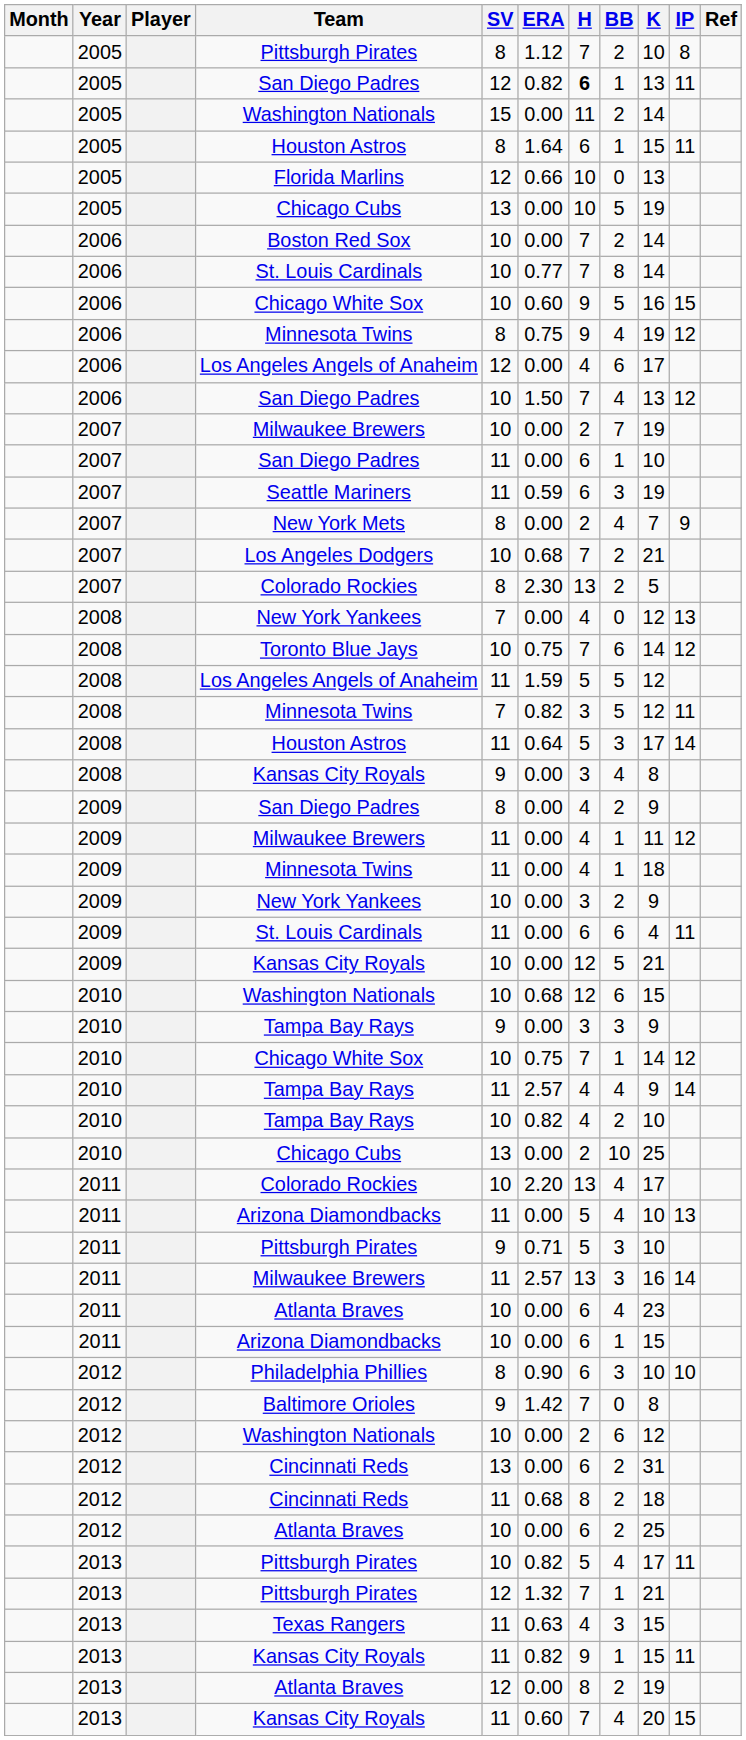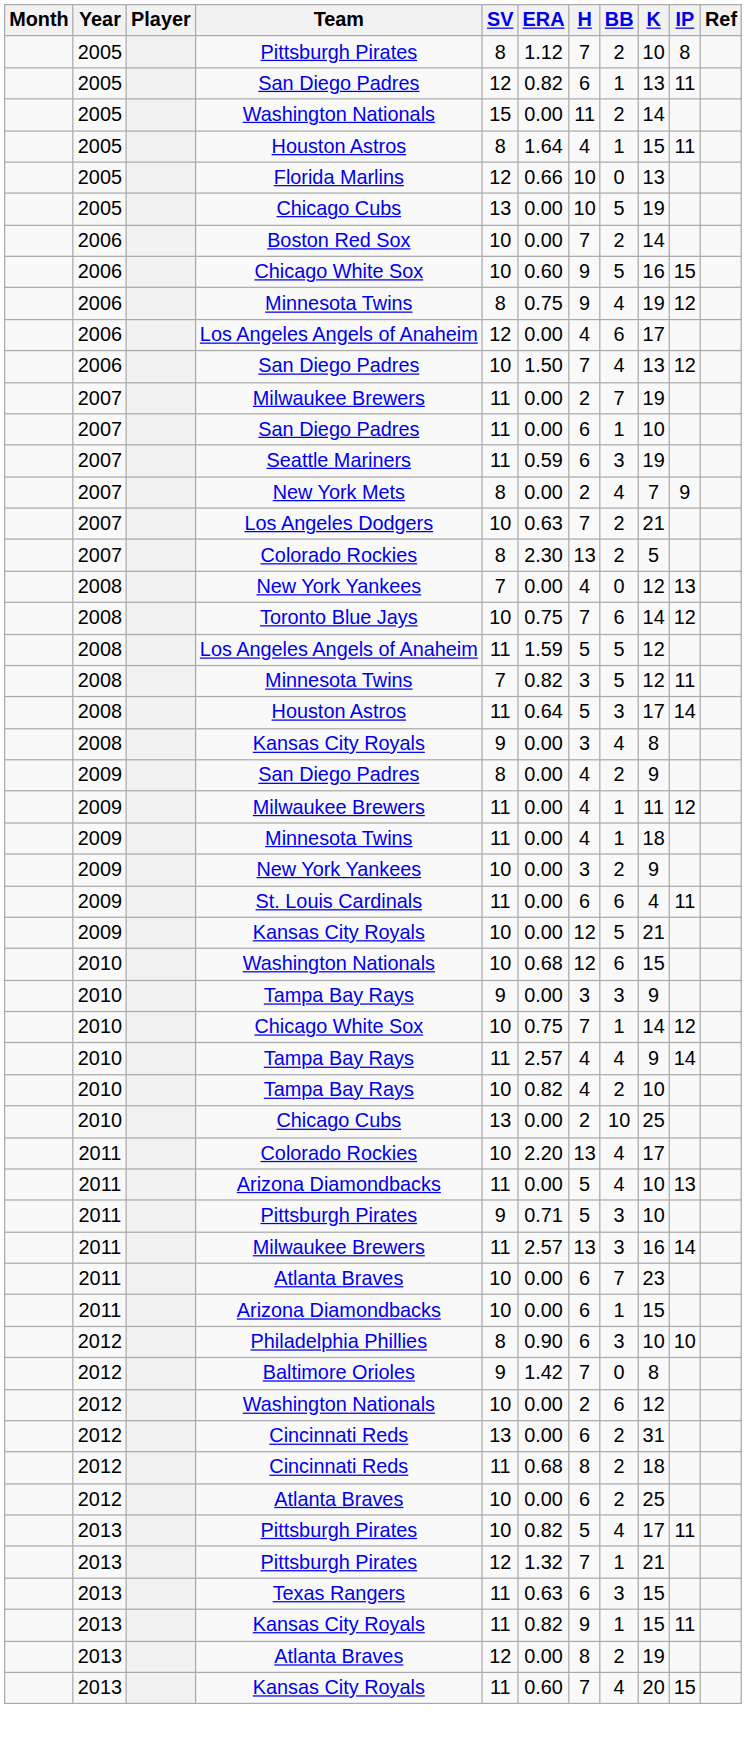(585, 83) bold -> (585, 83) normal
(585, 146) 6 -> (585, 146) 4
- row: (100, 271)
(500, 429) 10 -> (500, 397) 11
(544, 555) 0.68 -> (544, 523) 0.63
(619, 1310) 4 -> (619, 1278) 7
(585, 1624) 4 -> (585, 1593) 6
